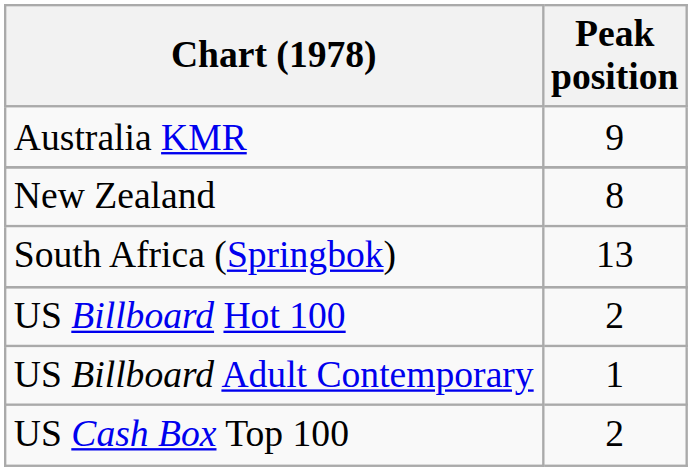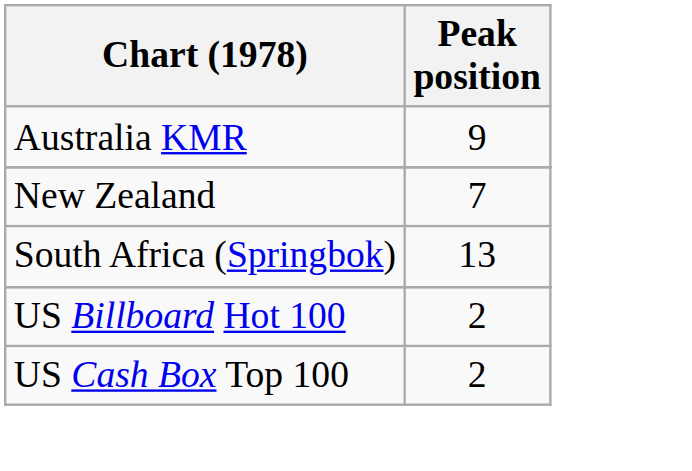(615, 195) 8 -> (477, 195) 7
- row: (274, 374)
